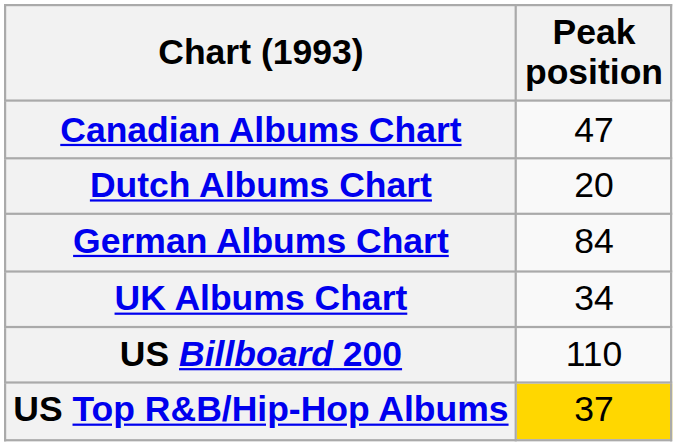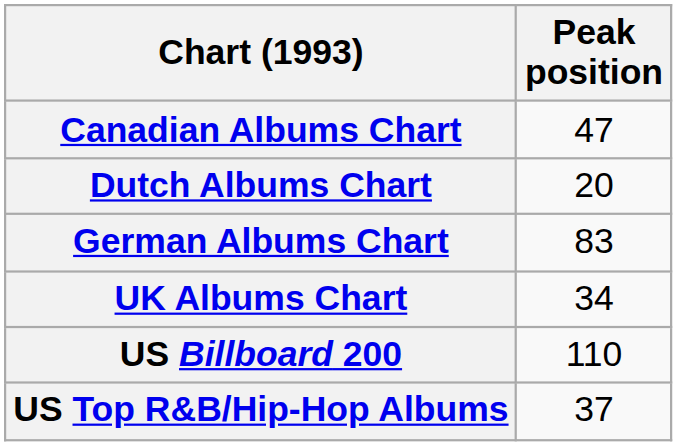(594, 241) 84 -> (594, 241) 83
(594, 410) gold background -> (594, 410) no background
